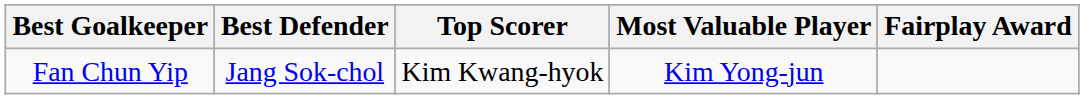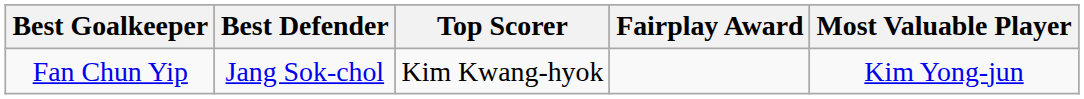columns swapped: (744, 26) <-> (978, 26)
